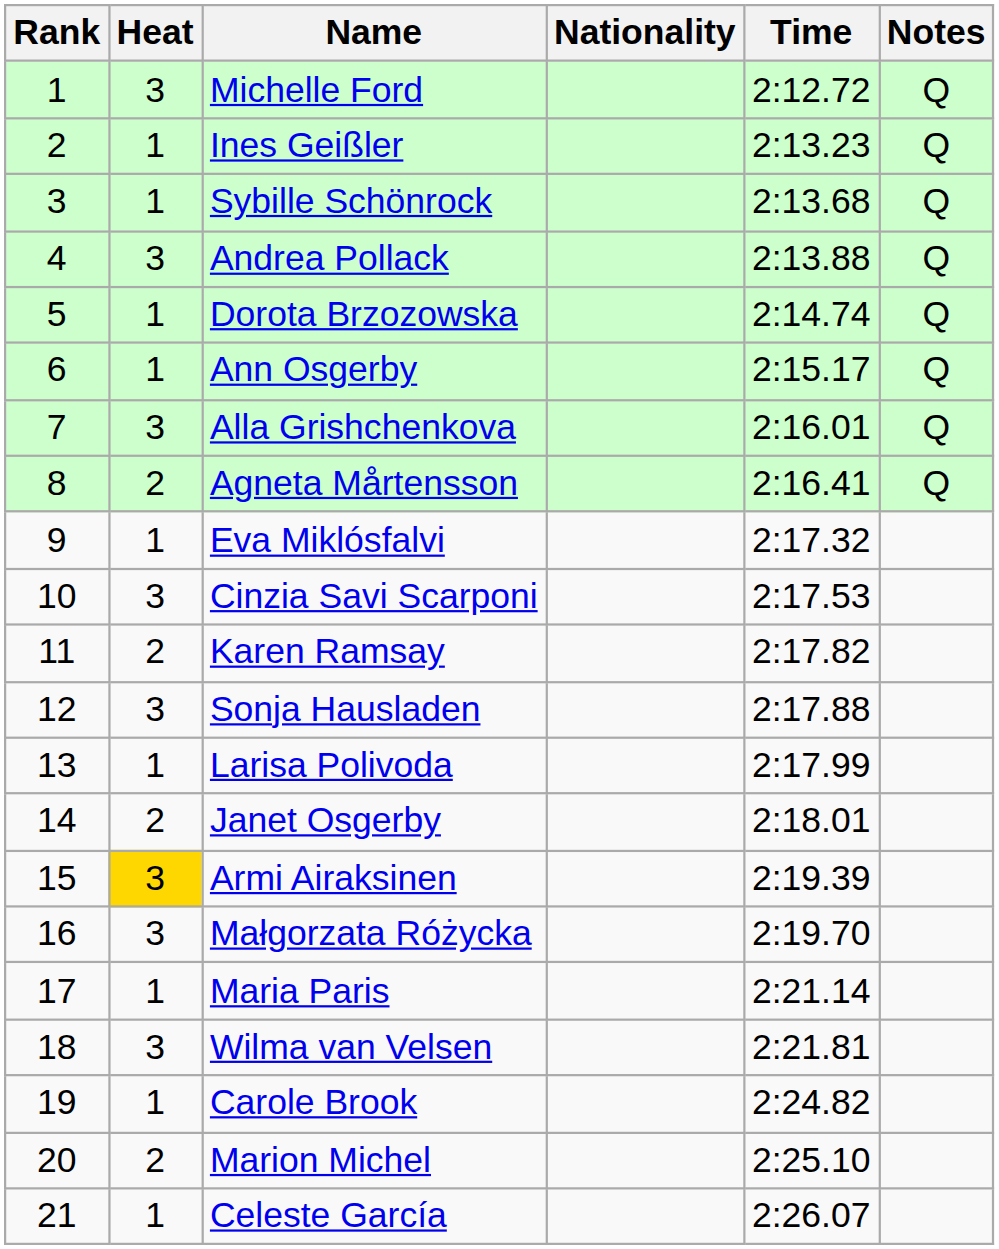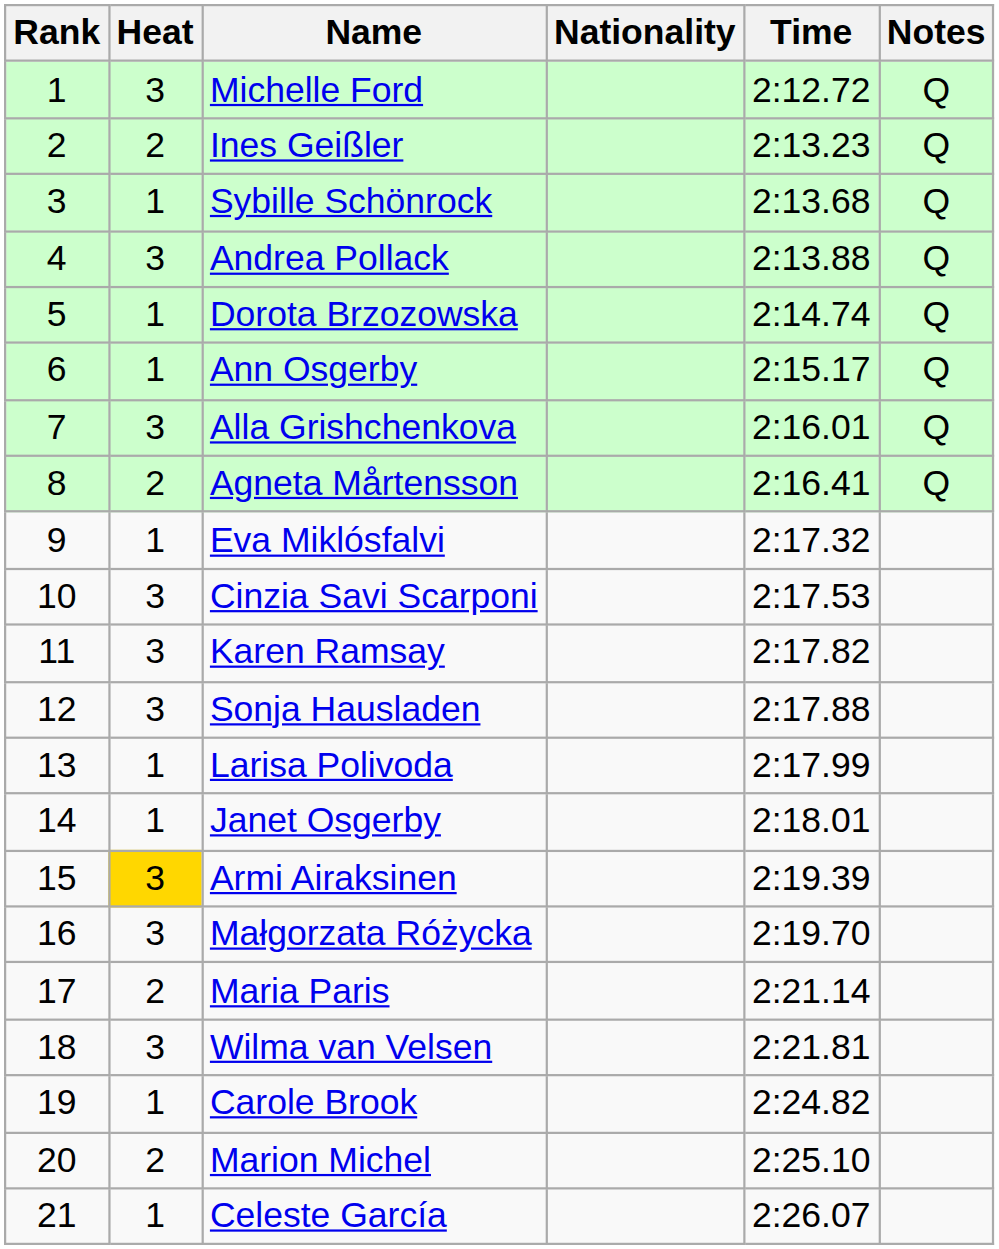(155, 145) 1 -> (155, 145) 2
(155, 652) 2 -> (155, 652) 3
(155, 821) 2 -> (155, 821) 1
(155, 990) 1 -> (155, 990) 2
